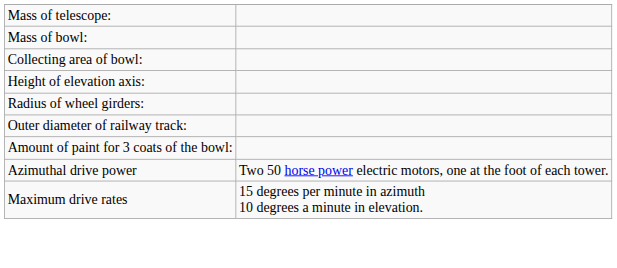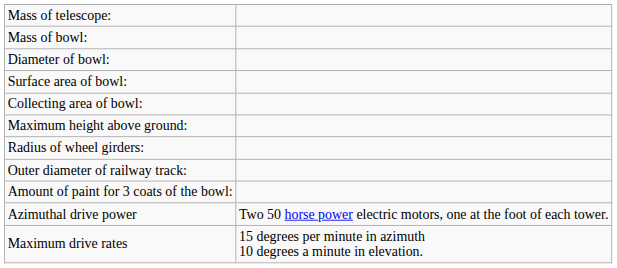+ row: (59, 59)
+ row: (67, 81)
- row: (76, 81)
+ row: (98, 125)
